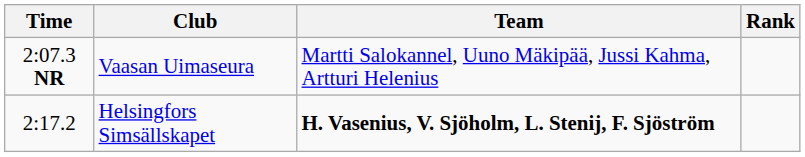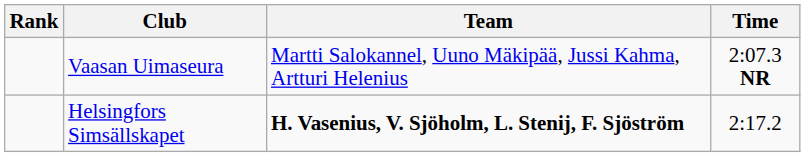columns swapped: (771, 21) <-> (49, 21)
